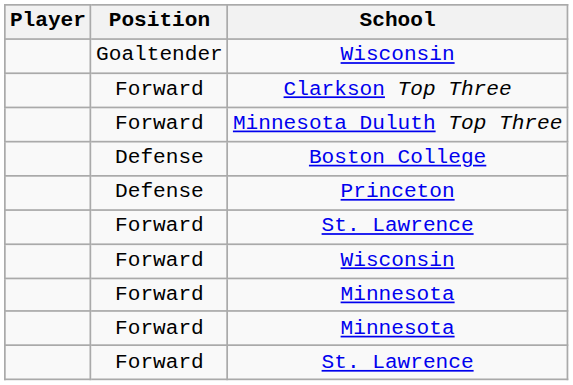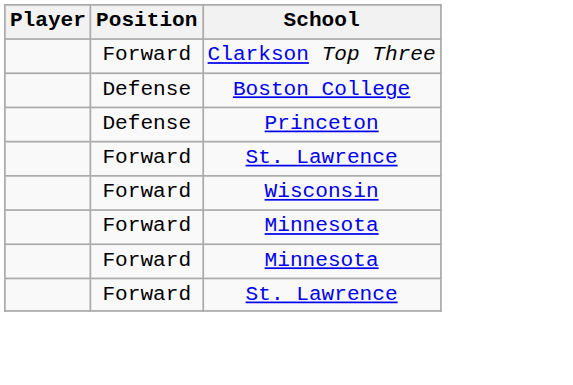- row: (159, 56)
- row: (159, 125)
